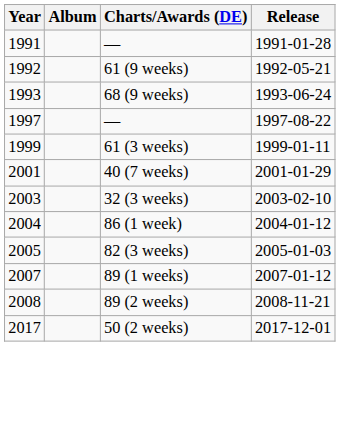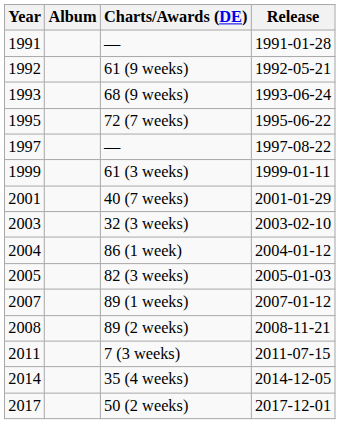+ row: (25, 120)
+ row: (24, 353)
+ row: (25, 379)
